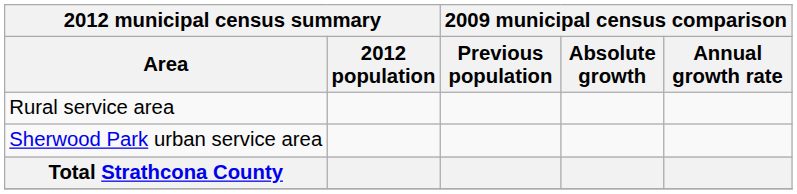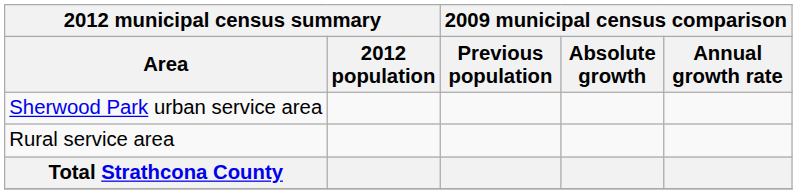rows swapped: (166, 140) <-> (92, 107)
